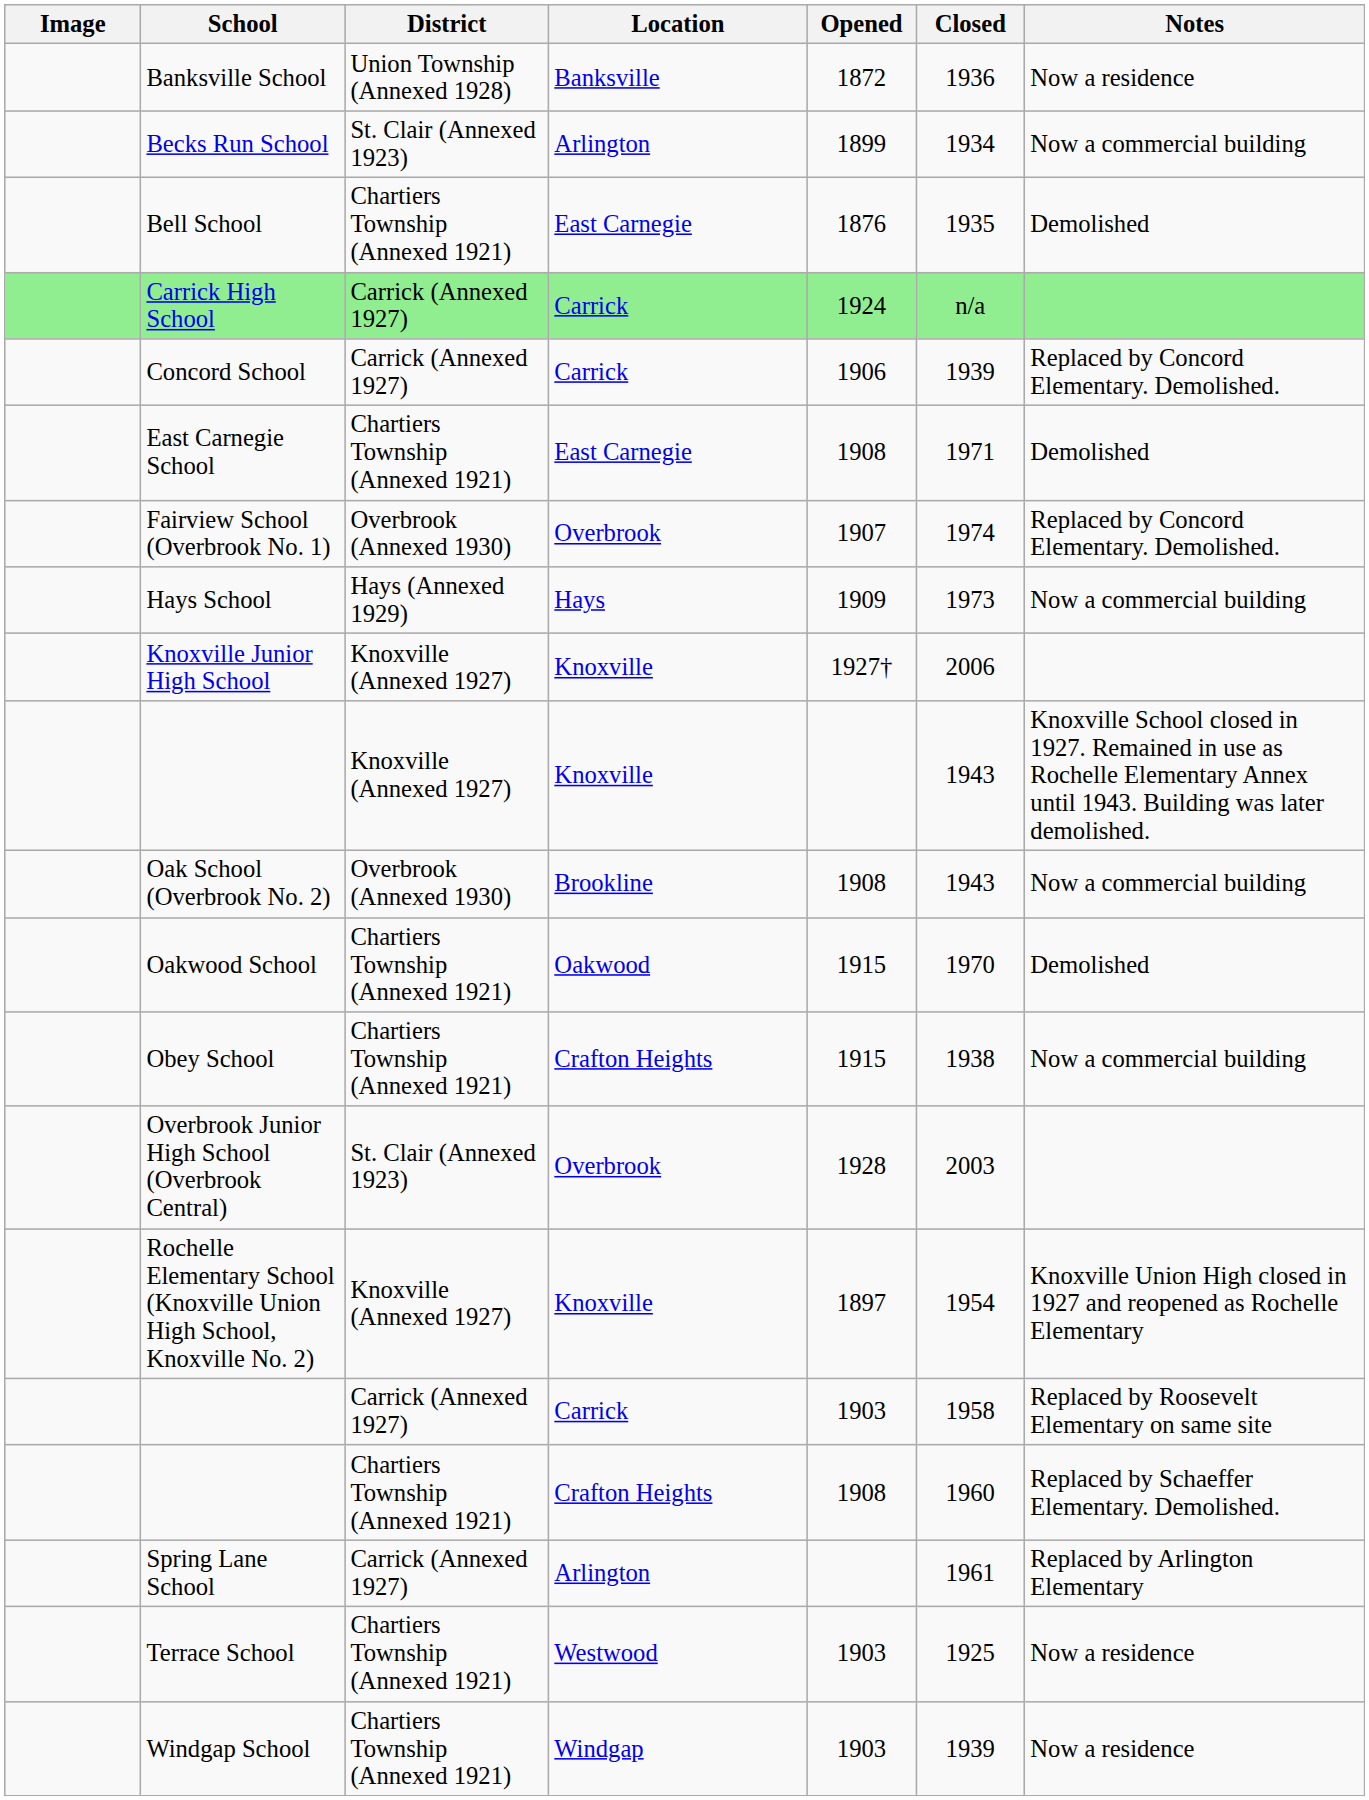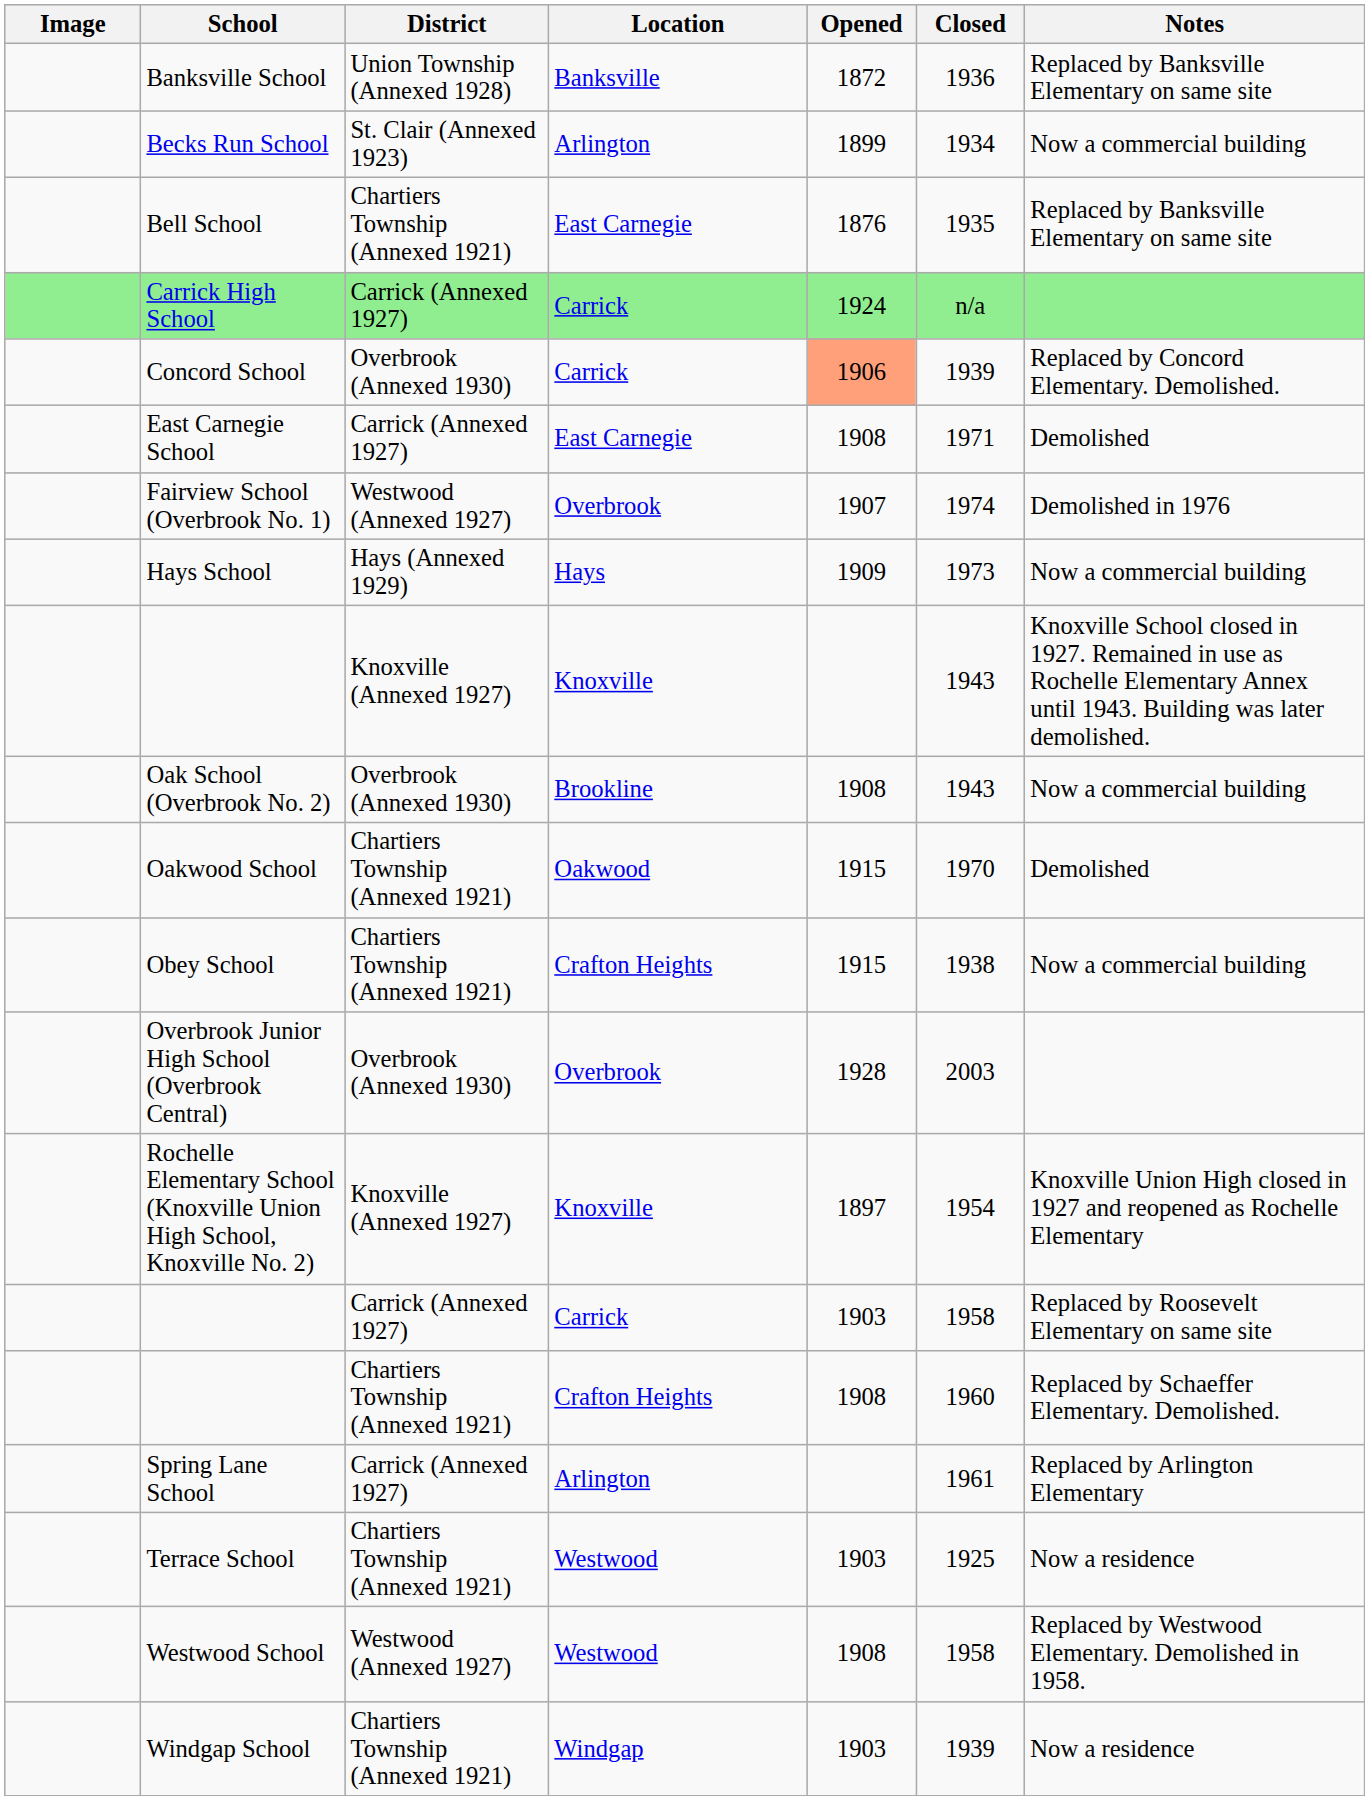(1112, 76) Now a residence -> (1151, 76) Replaced by Banksville Elementary on same site
(1090, 224) Demolished -> (1151, 224) Replaced by Banksville Elementary on same site
(439, 371) Carrick (Annexed 1927) -> (431, 371) Overbrook (Annexed 1930)
(861, 371) no background -> (861, 371) lightsalmon background
(431, 452) Chartiers Township (Annexed 1921) -> (439, 438) Carrick (Annexed 1927)
(431, 533) Overbrook (Annexed 1930) -> (431, 505) Westwood (Annexed 1927)
(1155, 533) Replaced by Concord Elementary. Demolished. -> (1130, 505) Demolished in 1976
- row: (230, 666)
(443, 1167) St. Clair (Annexed 1923) -> (431, 1072) Overbrook (Annexed 1930)
+ row: (235, 1653)
